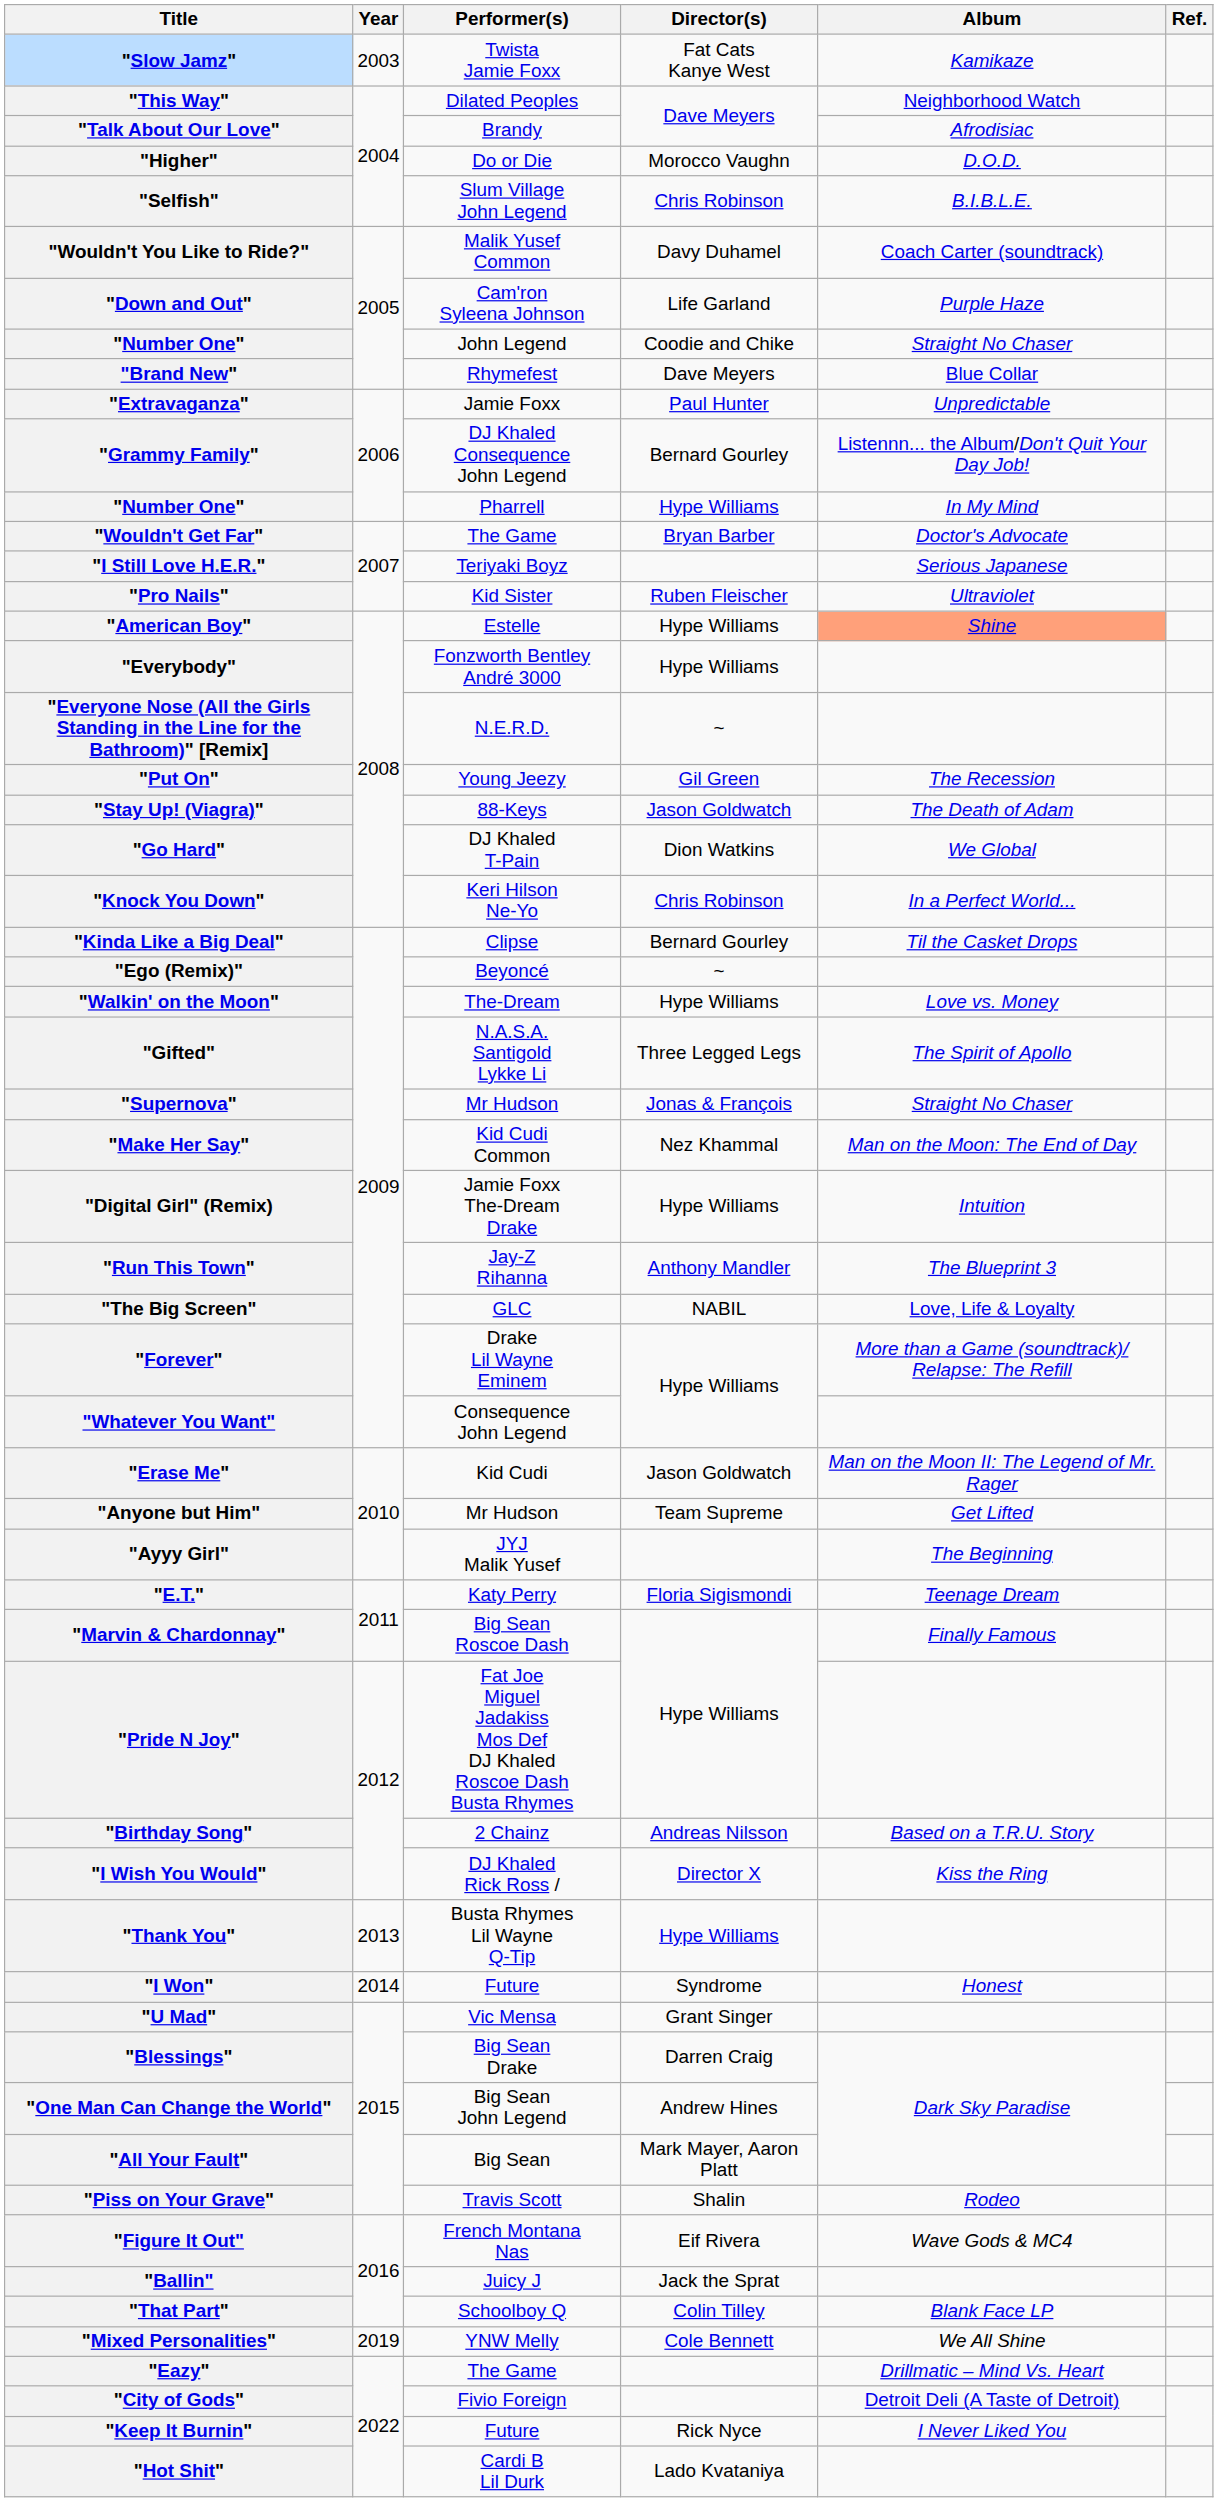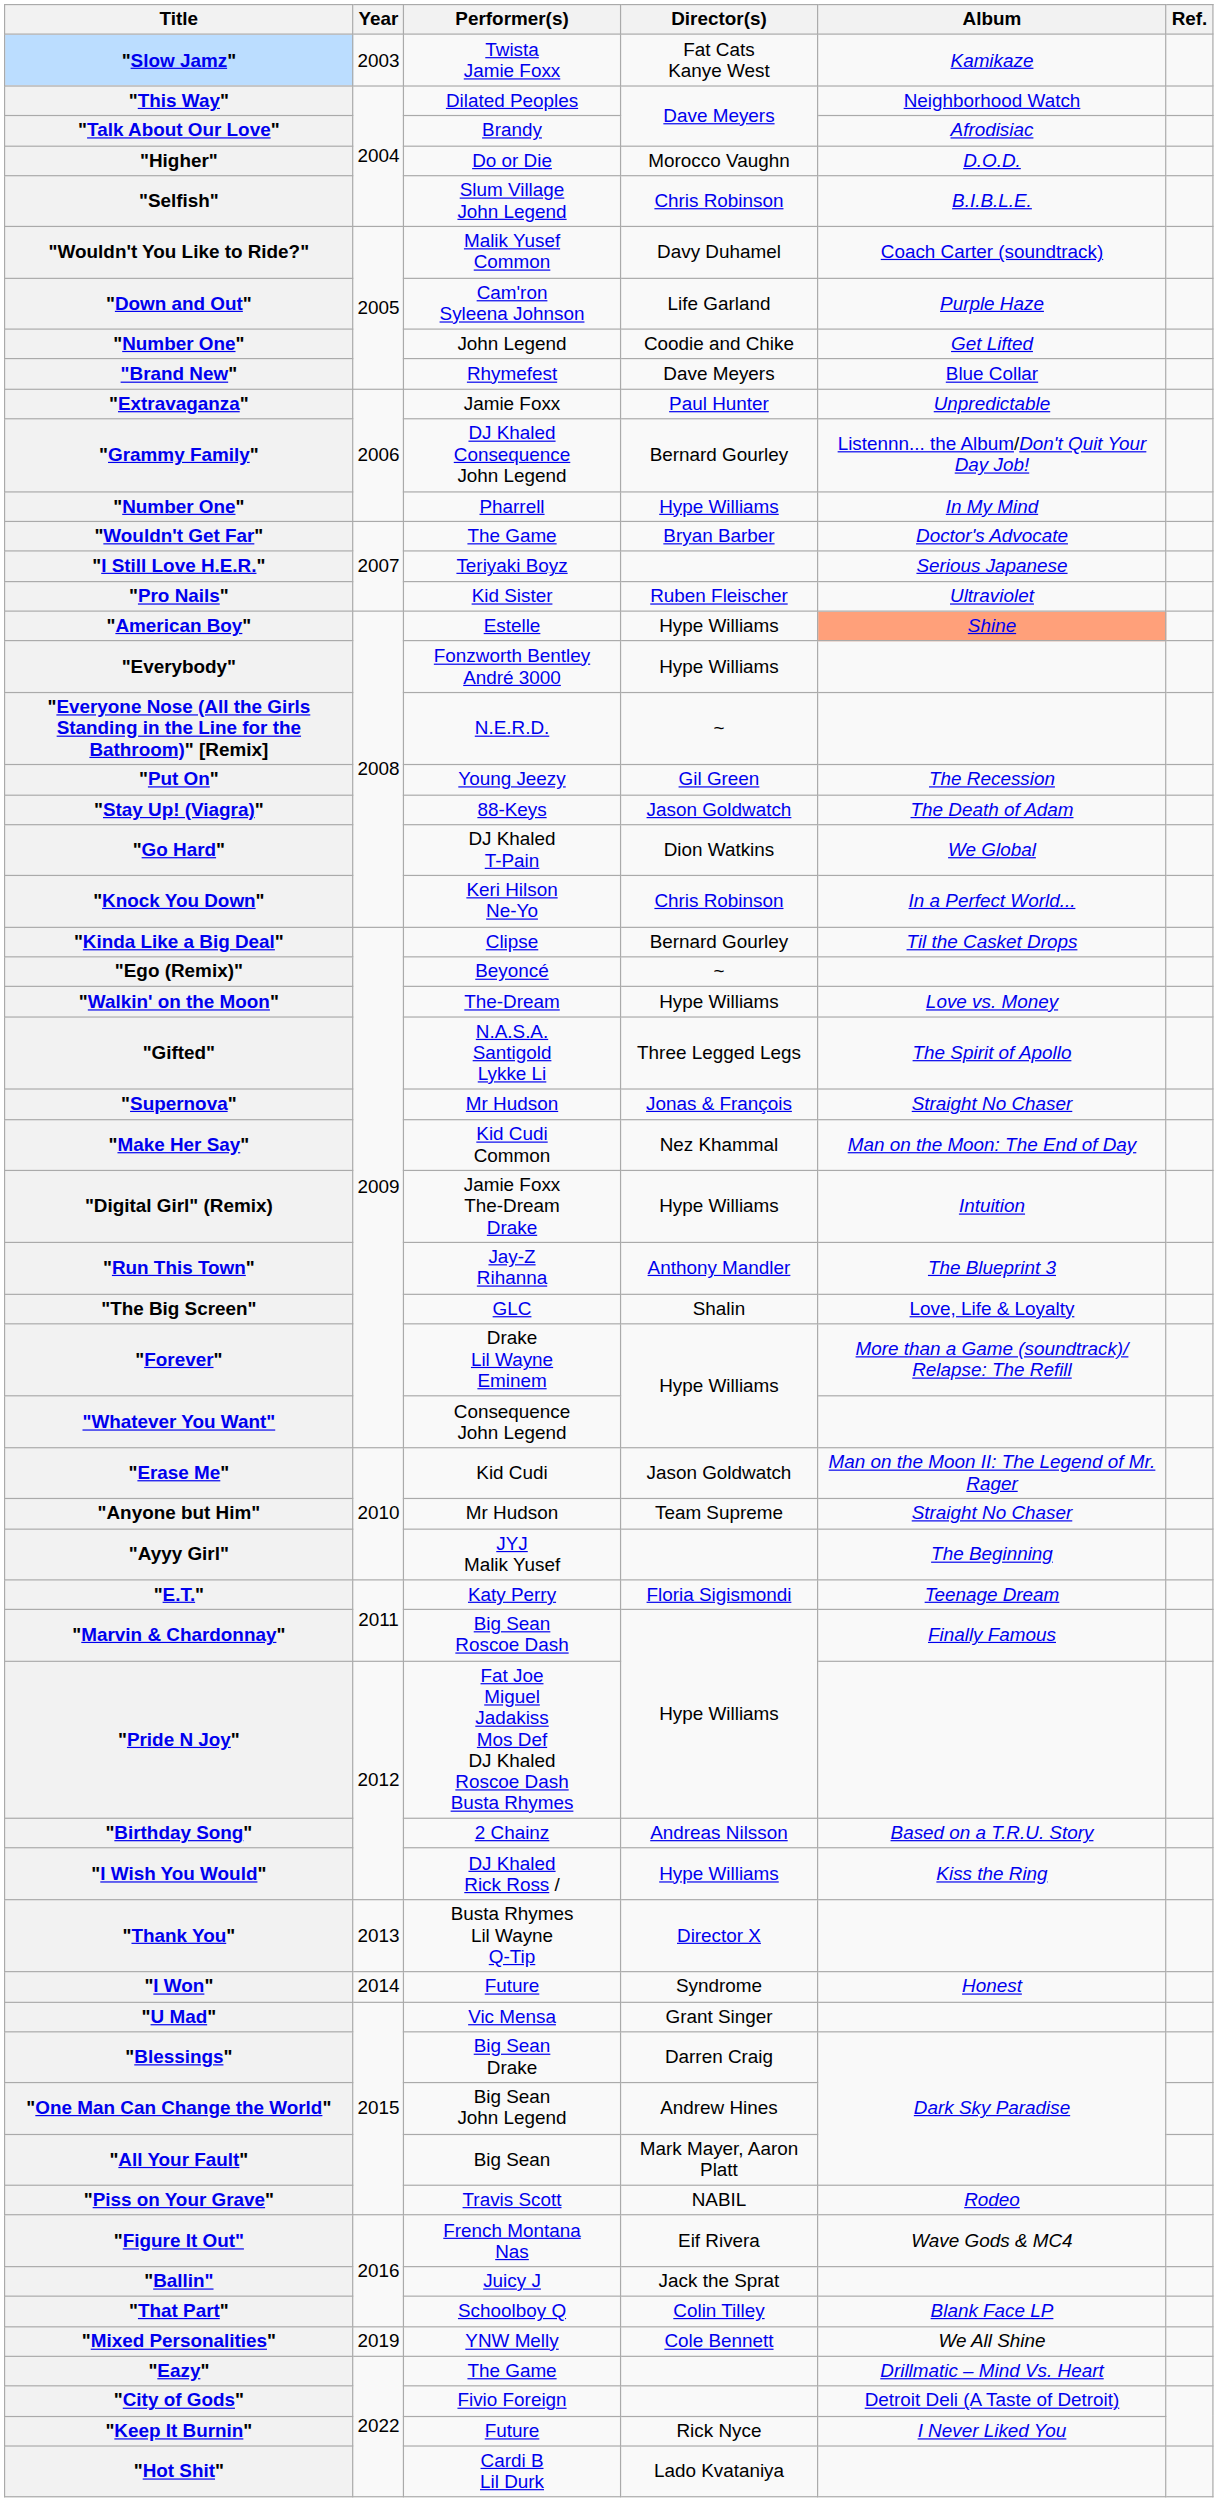(992, 343) Straight No Chaser -> (992, 343) Get Lifted
(719, 1308) NABIL -> (719, 1308) Shalin
(992, 1513) Get Lifted -> (992, 1513) Straight No Chaser
(719, 1873) Director X -> (719, 1873) Hype Williams
(719, 1935) Hype Williams -> (719, 1935) Director X
(719, 2200) Shalin -> (719, 2200) NABIL
